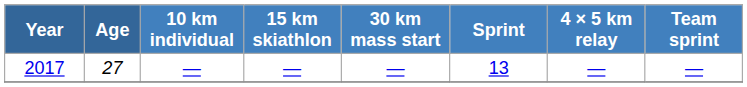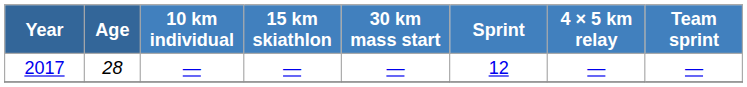(112, 68) 27 -> (112, 68) 28
(499, 68) 13 -> (499, 68) 12
